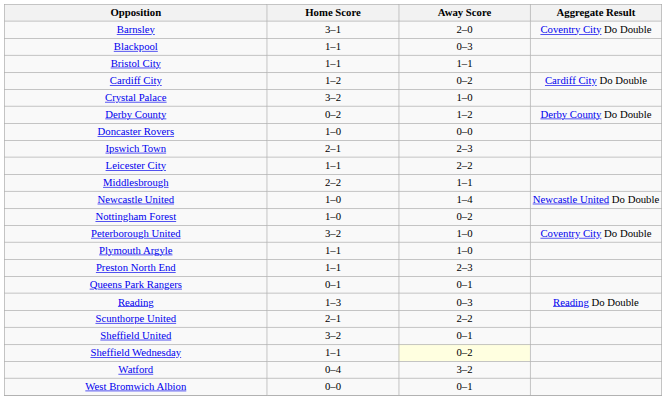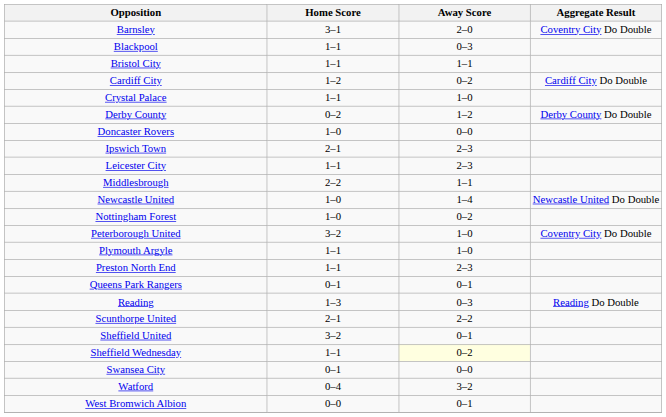(333, 98) 3–2 -> (333, 98) 1–1
(464, 166) 2–2 -> (464, 166) 2–3
+ row: (136, 370)
